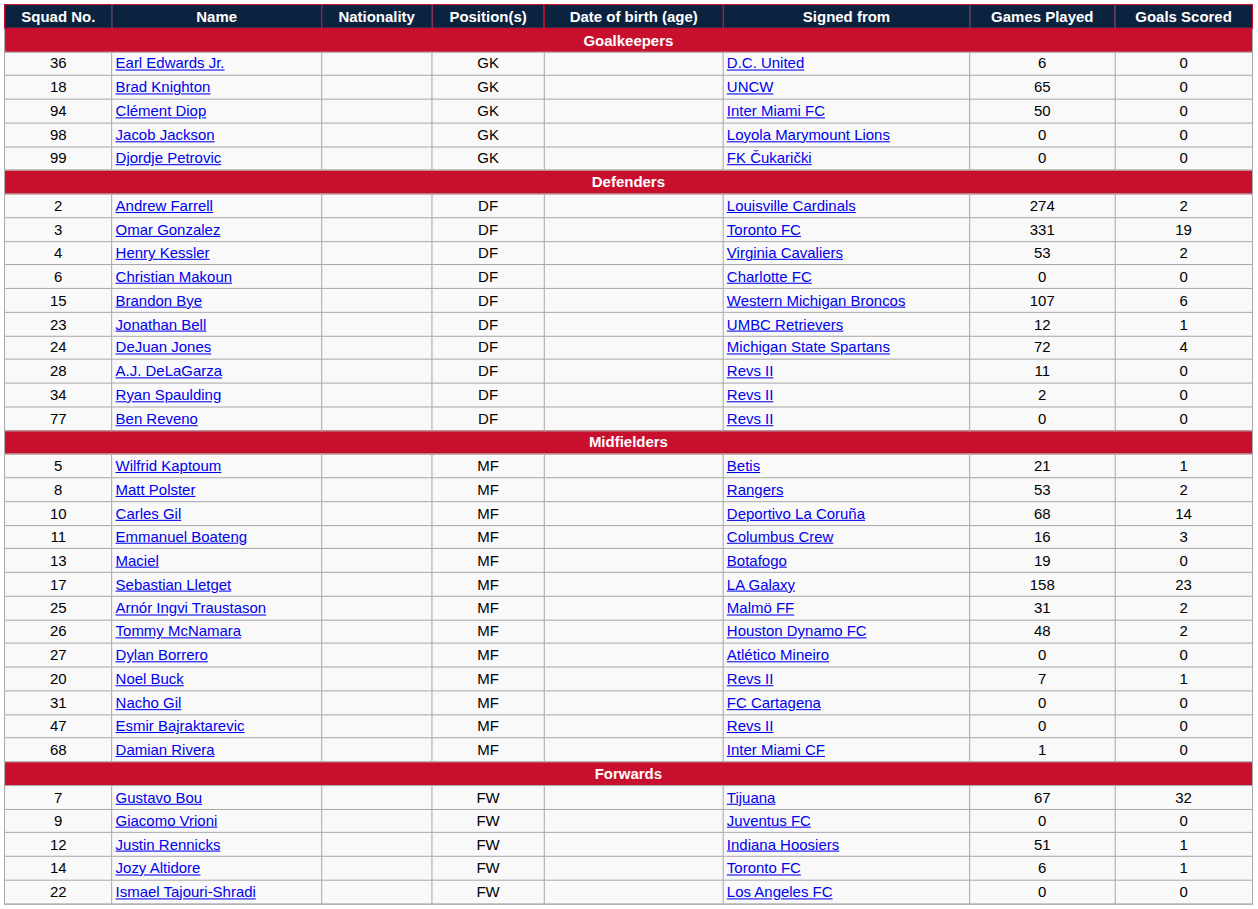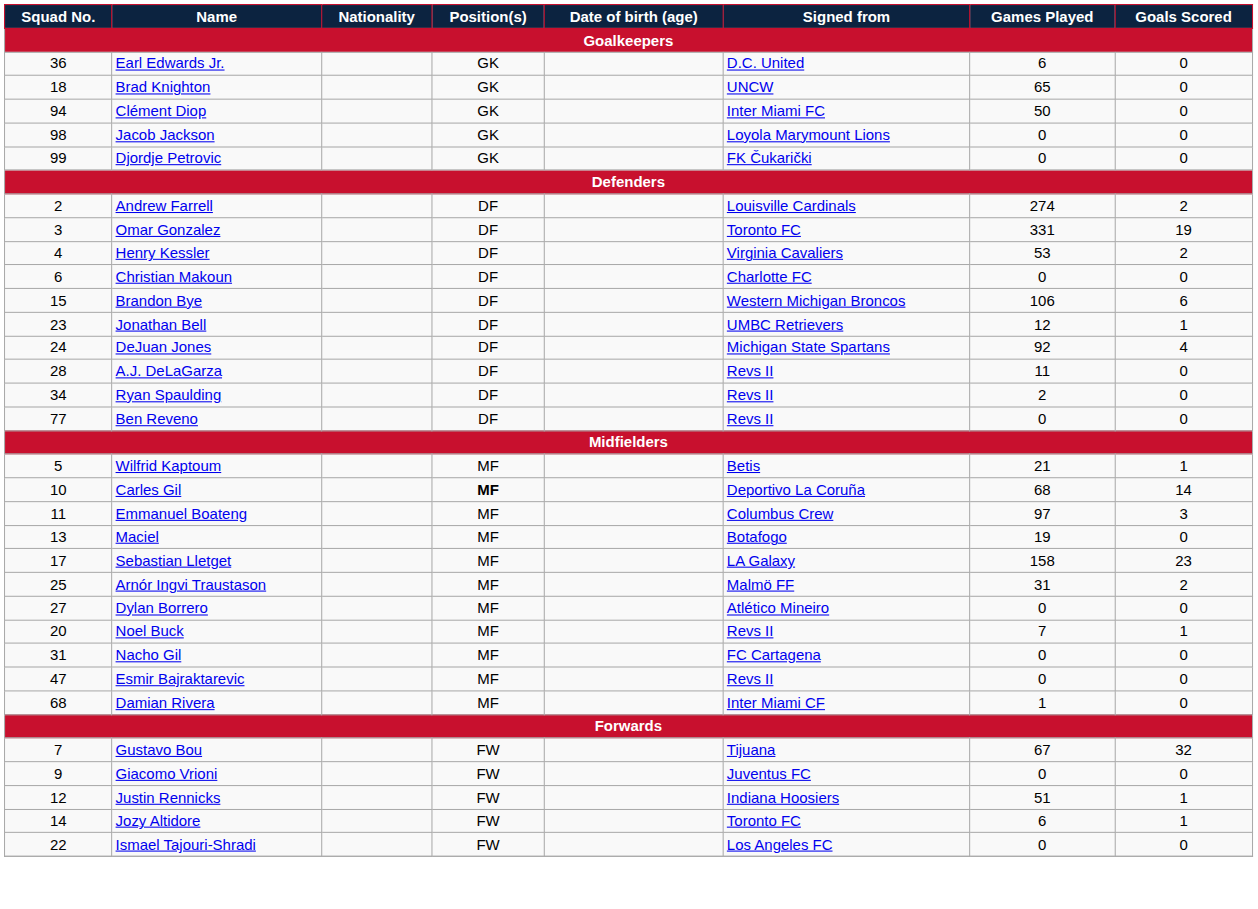(1042, 301) 107 -> (1042, 301) 106
(1042, 348) 72 -> (1042, 348) 92
- row: (155, 490)
(488, 514) normal -> (488, 490) bold
(1042, 537) 16 -> (1042, 514) 97
- row: (178, 632)
